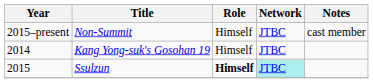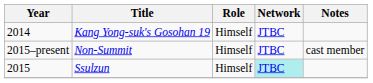rows swapped: (142, 50) <-> (103, 31)
(234, 68) bold -> (234, 68) normal
